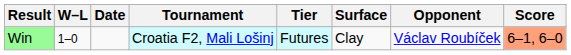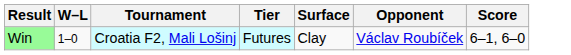- column: (110, 15)
(535, 38) lightsalmon background -> (497, 38) no background
